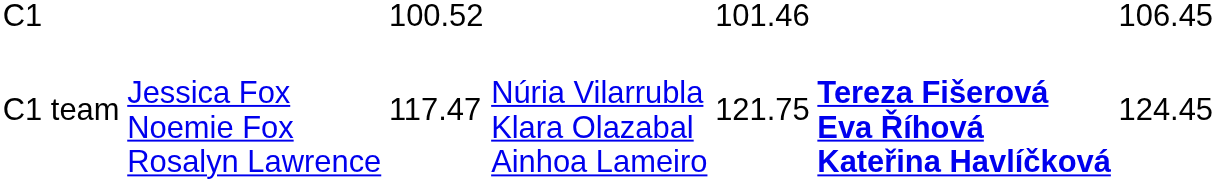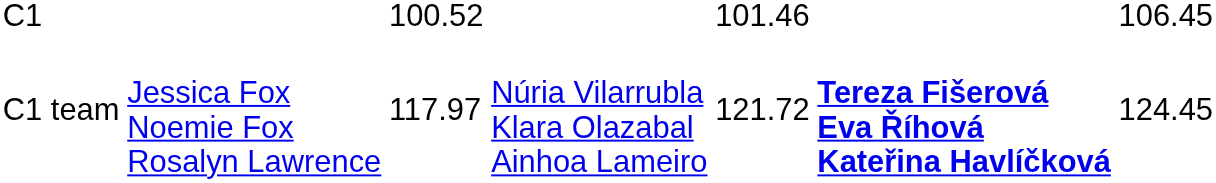(435, 110) 117.47 -> (435, 110) 117.97
(762, 110) 121.75 -> (762, 110) 121.72
